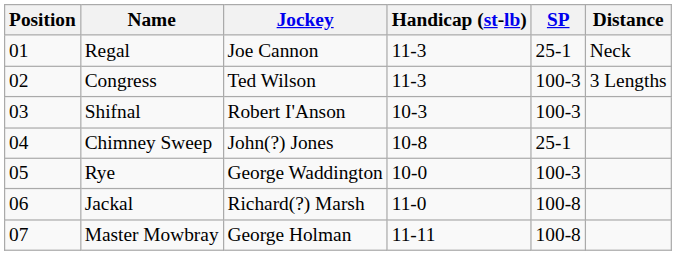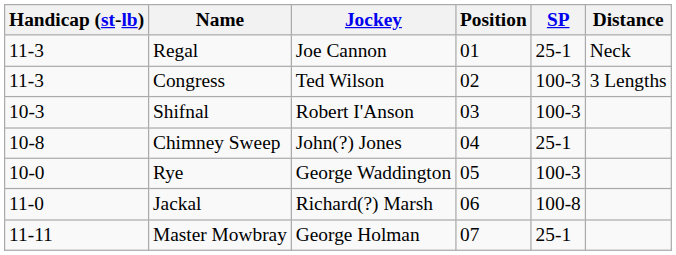columns swapped: (42, 19) <-> (459, 19)
(558, 234) 100-8 -> (553, 234) 25-1
